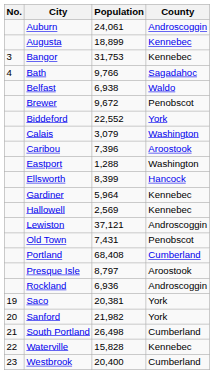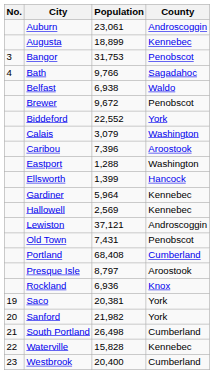(109, 27) 24,061 -> (109, 27) 23,061
(170, 57) Kennebec -> (171, 57) Penobscot
(106, 179) 8,399 -> (106, 179) 1,399
(178, 286) Androscoggin -> (159, 286) Knox
